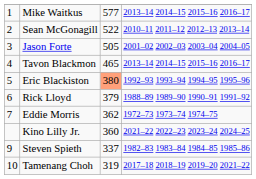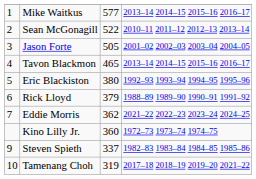(111, 81) lightsalmon background -> (111, 81) no background
(170, 115) 1972–73 1973–74 1974–75 -> (187, 115) 2021–22 2022–23 2023–24 2024–25
(187, 132) 2021–22 2022–23 2023–24 2024–25 -> (170, 132) 1972–73 1973–74 1974–75
